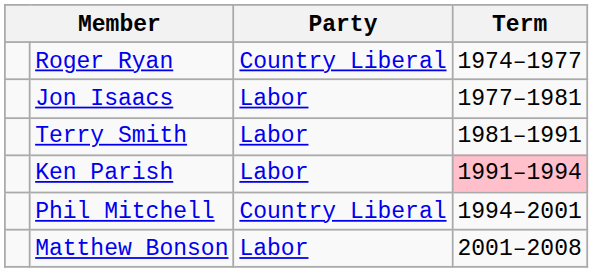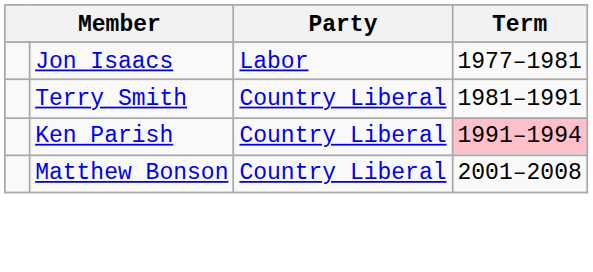- row: (104, 61)
(274, 136) Labor -> (343, 99) Country Liberal
(274, 174) Labor -> (343, 136) Country Liberal
- row: (125, 211)
(274, 249) Labor -> (343, 174) Country Liberal
